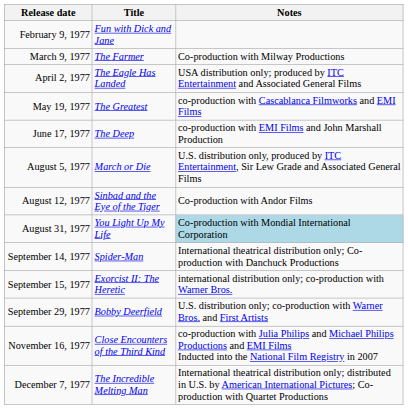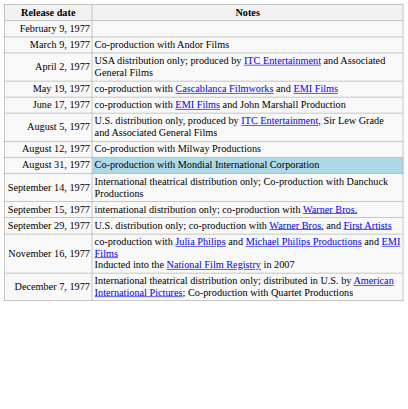- column: (134, 12)
(261, 56) Co-production with Milway Productions -> (162, 45) Co-production with Andor Films
(245, 201) Co-production with Andor Films -> (178, 149) Co-production with Milway Productions
